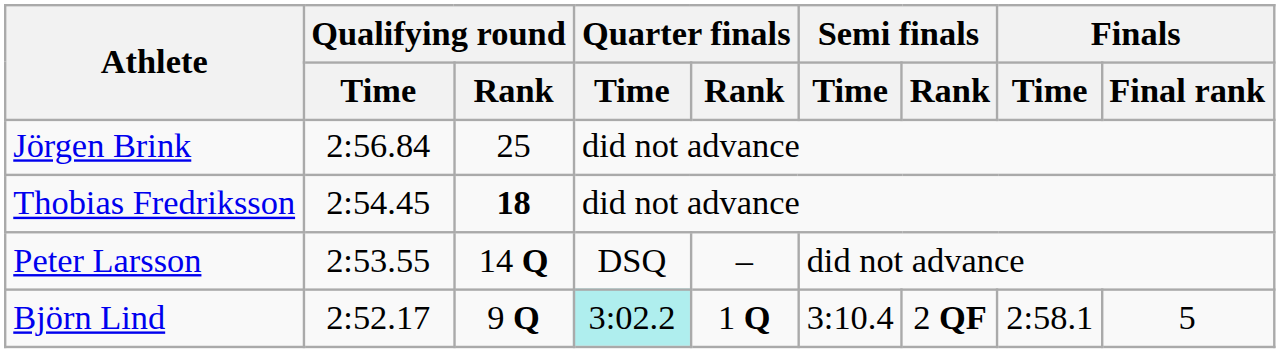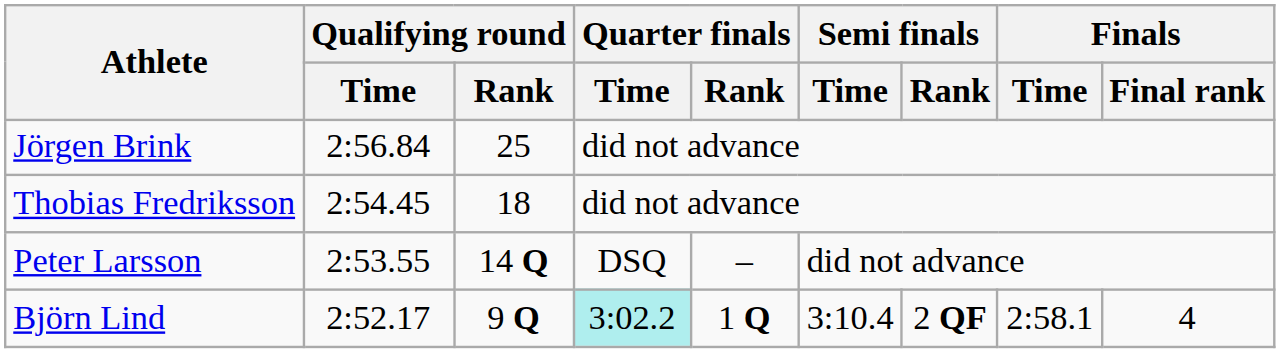(514, 203) bold -> (514, 203) normal
(1187, 317) 5 -> (1187, 317) 4
